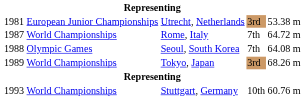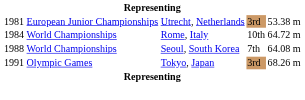(14, 35) 1987 -> (14, 35) 1984
(254, 35) 7th -> (256, 35) 10th
(59, 49) Olympic Games -> (72, 49) World Championships
(14, 63) 1989 -> (14, 63) 1991
(72, 63) World Championships -> (59, 63) Olympic Games
- row: (199, 90)
